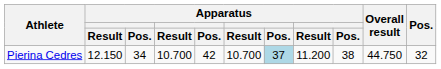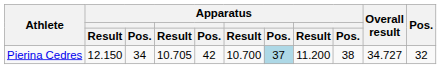(174, 55) 10.700 -> (174, 55) 10.705
(385, 55) 44.750 -> (385, 55) 34.727
